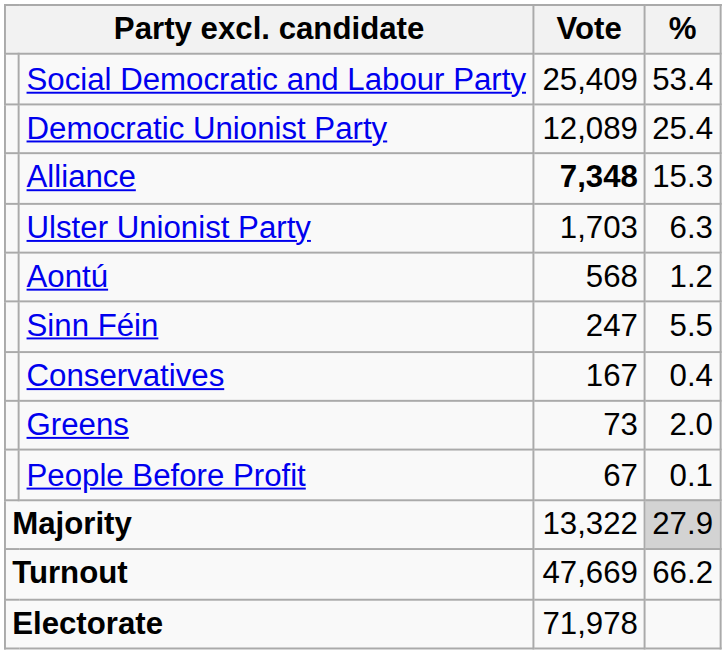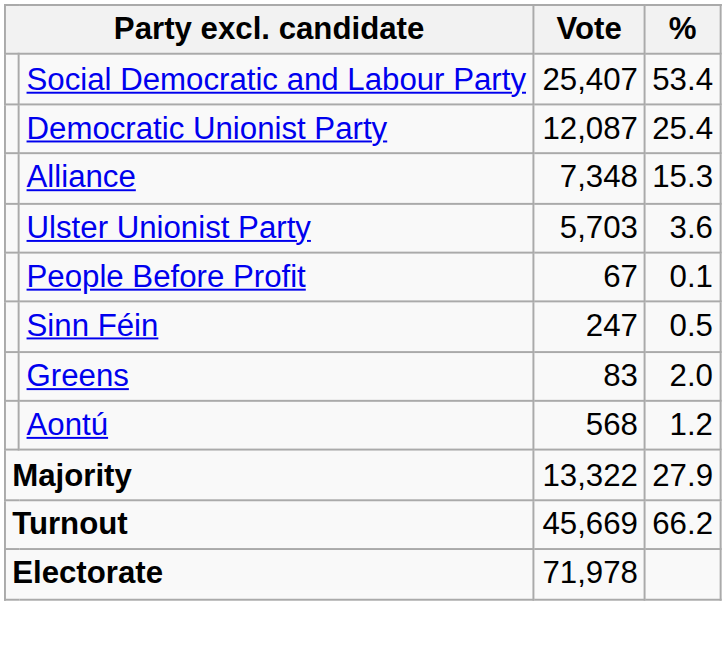(590, 78) 25,409 -> (590, 78) 25,407
(590, 128) 12,089 -> (590, 128) 12,087
(599, 177) bold -> (599, 177) normal
(599, 227) 1,703 -> (599, 227) 5,703
(691, 227) 6.3 -> (691, 227) 3.6
rows swapped: (67, 276) <-> (166, 474)
(691, 326) 5.5 -> (691, 326) 0.5
- row: (125, 375)
(621, 425) 73 -> (621, 375) 83
(683, 524) lightgrey background -> (683, 474) no background
(590, 573) 47,669 -> (590, 524) 45,669
